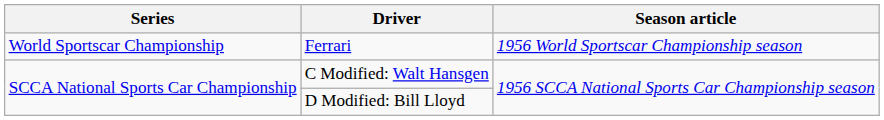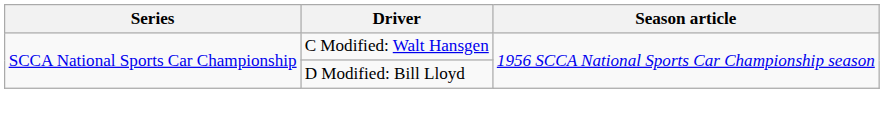- row: (328, 46)
